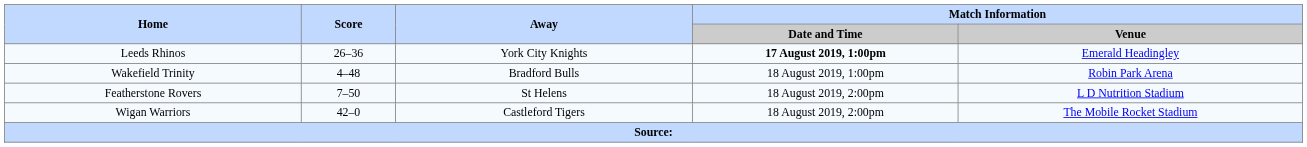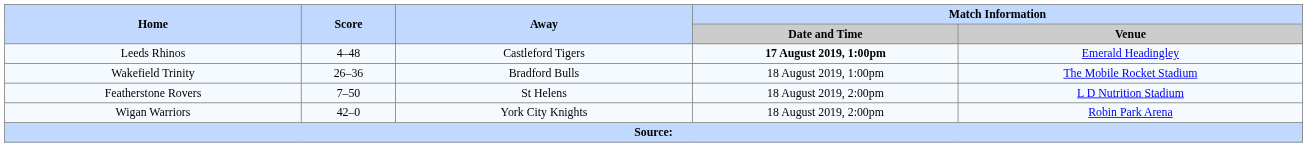(348, 53) 26–36 -> (348, 53) 4–48
(544, 53) York City Knights -> (544, 53) Castleford Tigers
(348, 73) 4–48 -> (348, 73) 26–36
(1130, 73) Robin Park Arena -> (1130, 73) The Mobile Rocket Stadium
(544, 112) Castleford Tigers -> (544, 112) York City Knights
(1130, 112) The Mobile Rocket Stadium -> (1130, 112) Robin Park Arena
